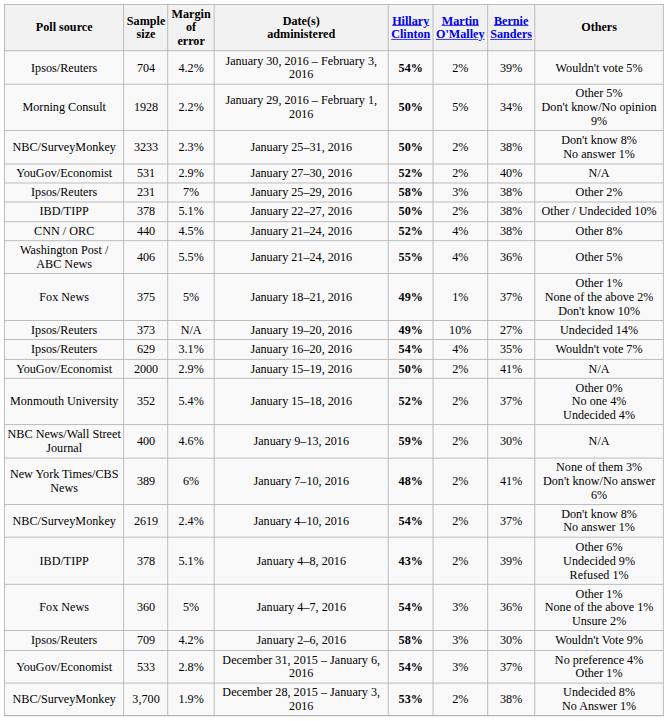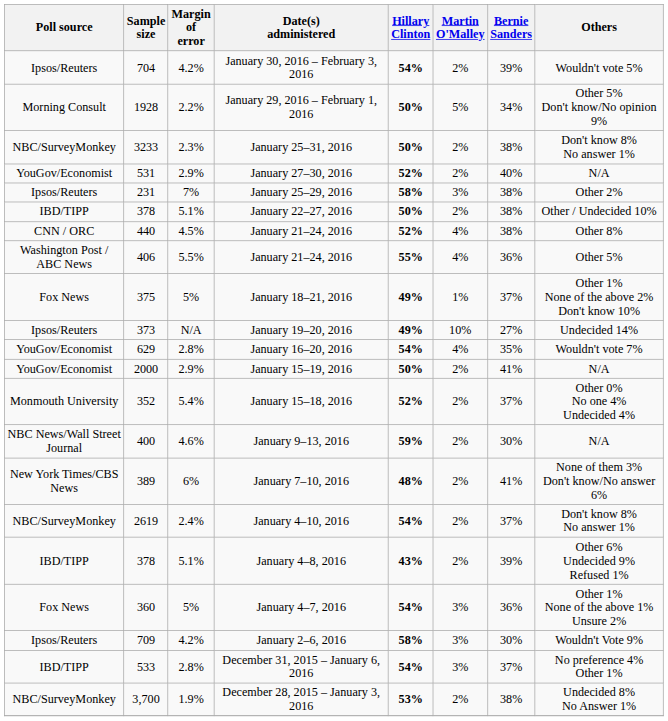(64, 349) Ipsos/Reuters -> (64, 349) YouGov/Economist
(191, 349) 3.1% -> (191, 349) 2.8%
(64, 666) YouGov/Economist -> (64, 666) IBD/TIPP
